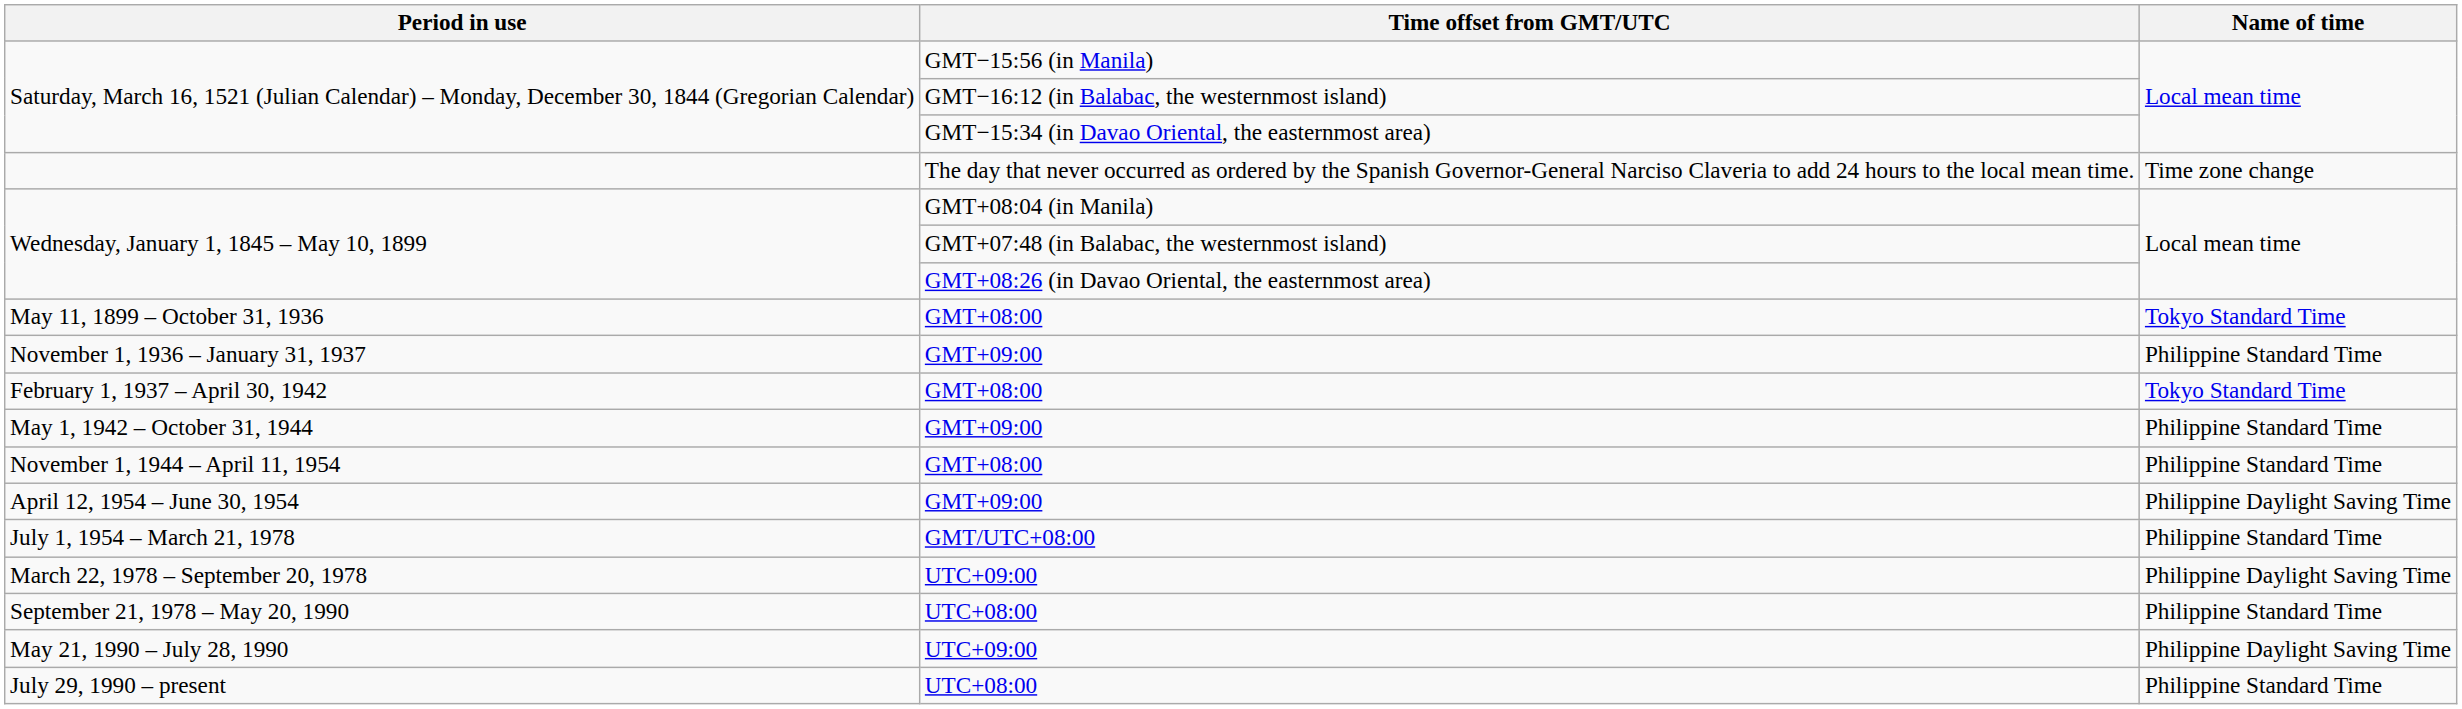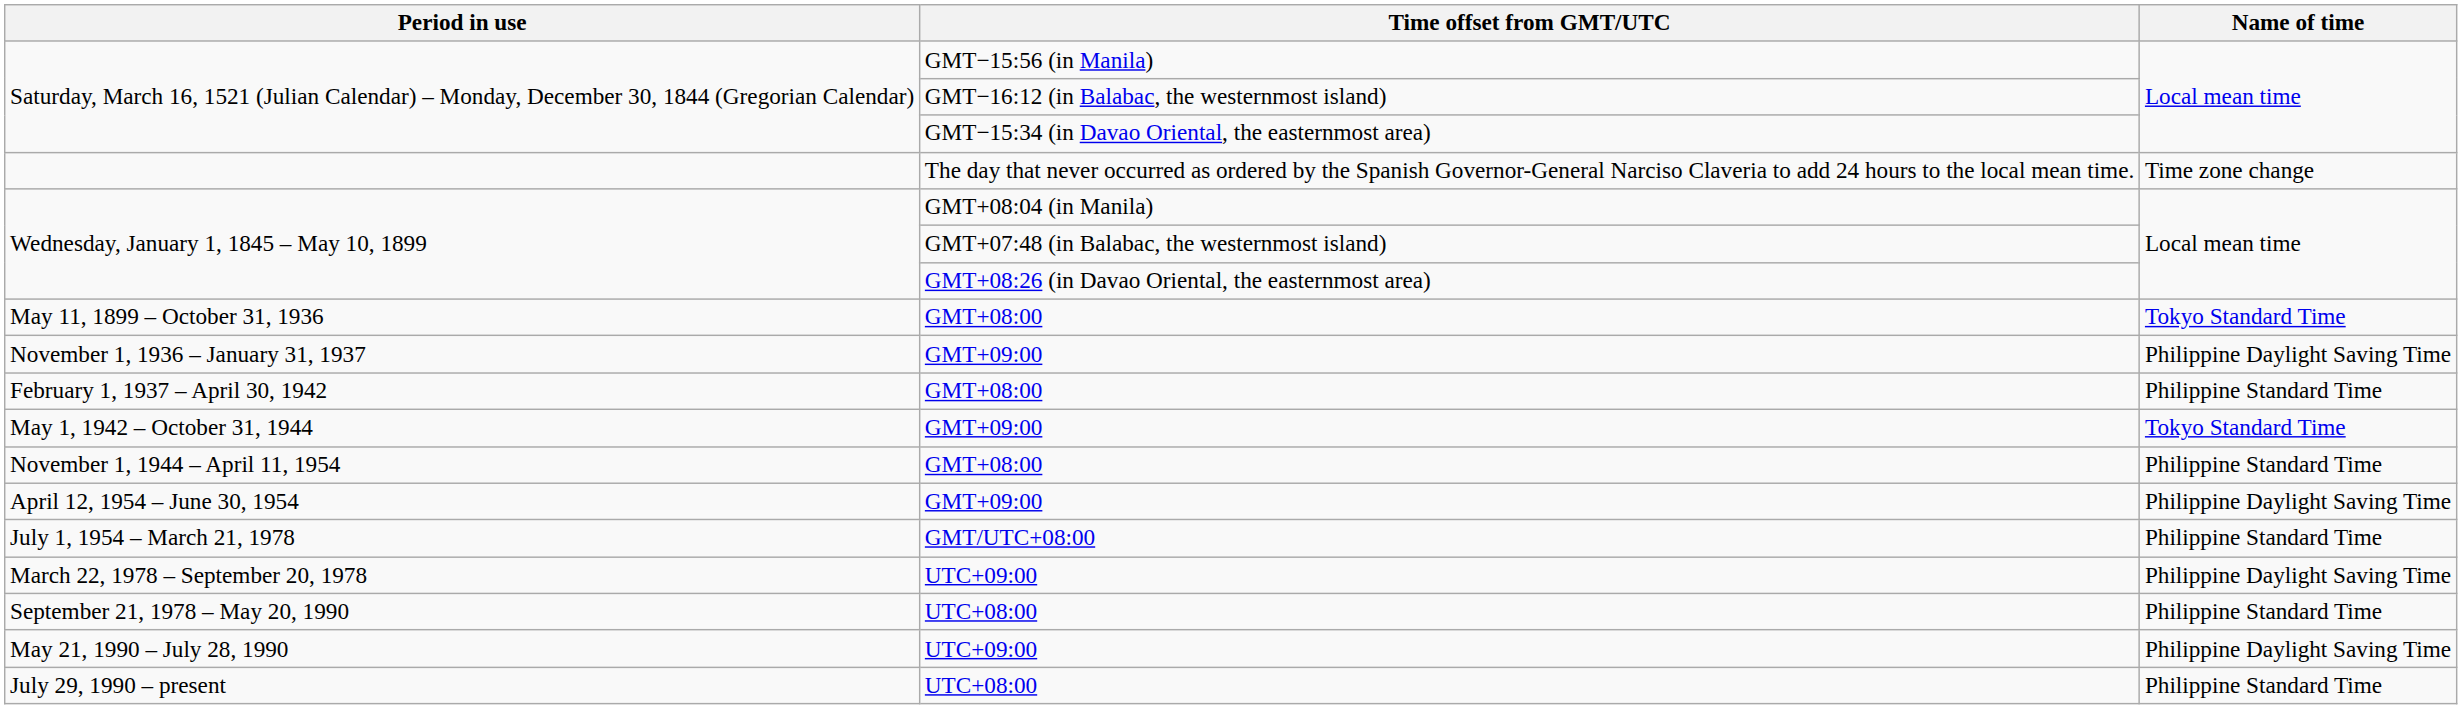(2264, 354) Philippine Standard Time -> (2298, 354) Philippine Daylight Saving Time
(2245, 390) Tokyo Standard Time -> (2264, 390) Philippine Standard Time
(2264, 427) Philippine Standard Time -> (2245, 427) Tokyo Standard Time
